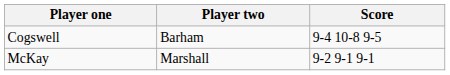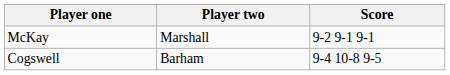rows swapped: (28, 59) <-> (34, 37)
